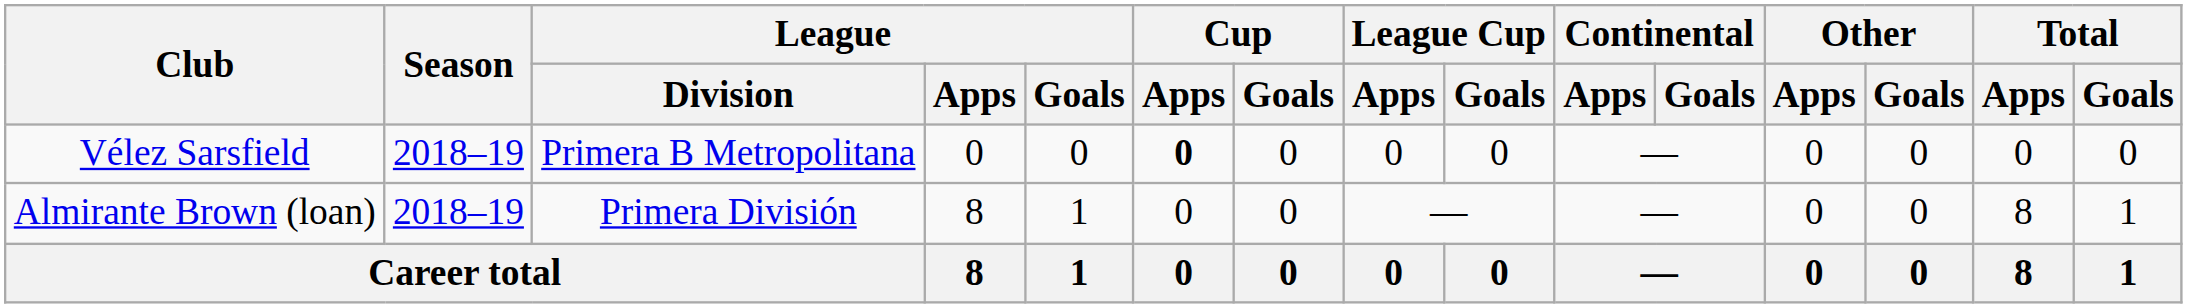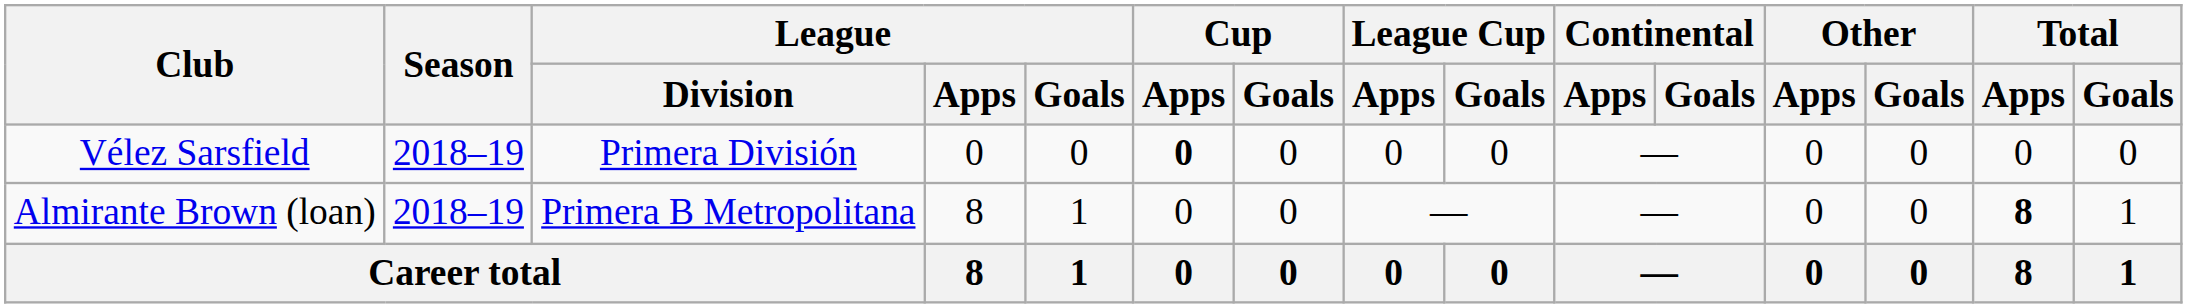(728, 152) Primera B Metropolitana -> (728, 152) Primera División
(728, 212) Primera División -> (728, 212) Primera B Metropolitana
(2023, 212) normal -> (2023, 212) bold
